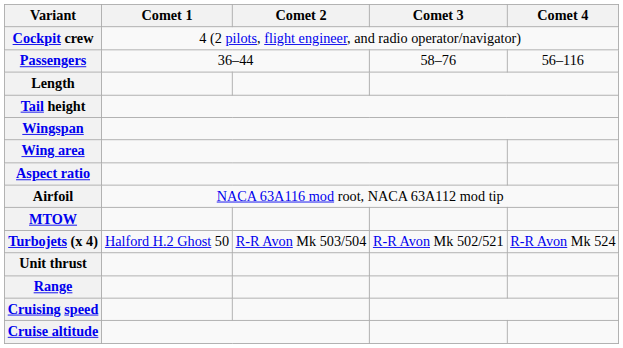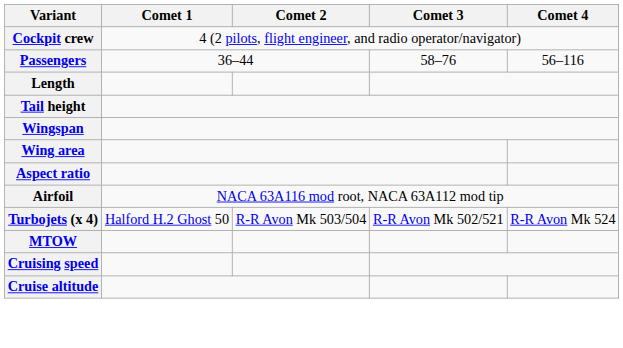rows swapped: (53, 219) <-> (53, 241)
- row: (53, 264)
- row: (53, 286)
